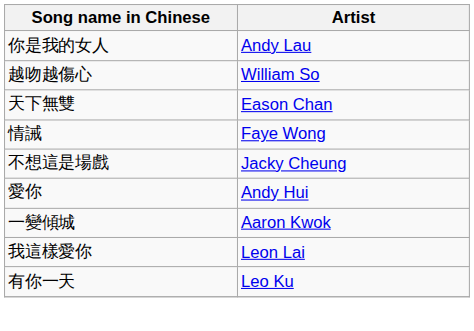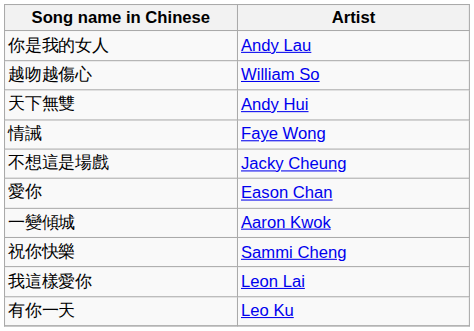(287, 104) Eason Chan -> (275, 104) Andy Hui
(275, 193) Andy Hui -> (287, 193) Eason Chan
+ row: (42, 251)
